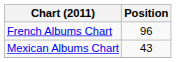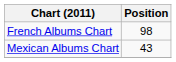(146, 31) 96 -> (146, 31) 98
